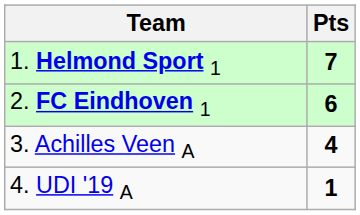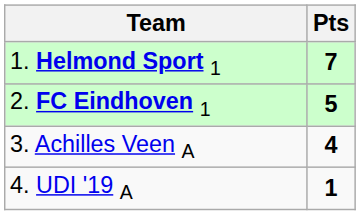(331, 104) 6 -> (331, 104) 5
